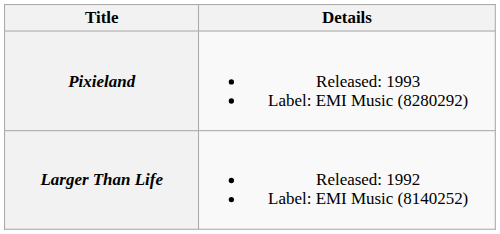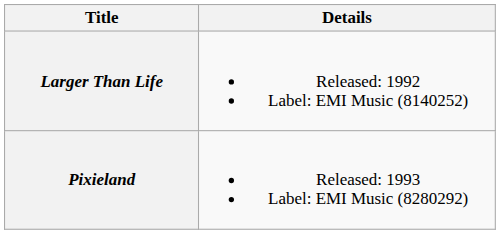rows swapped: (102, 179) <-> (102, 80)
